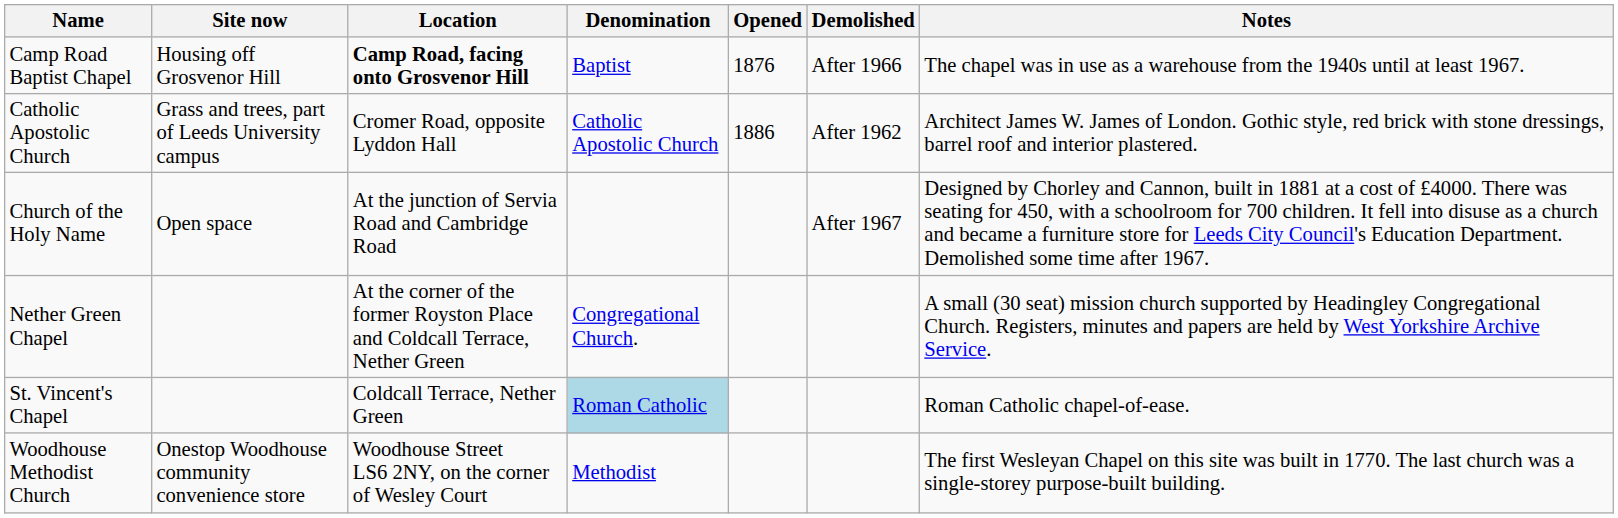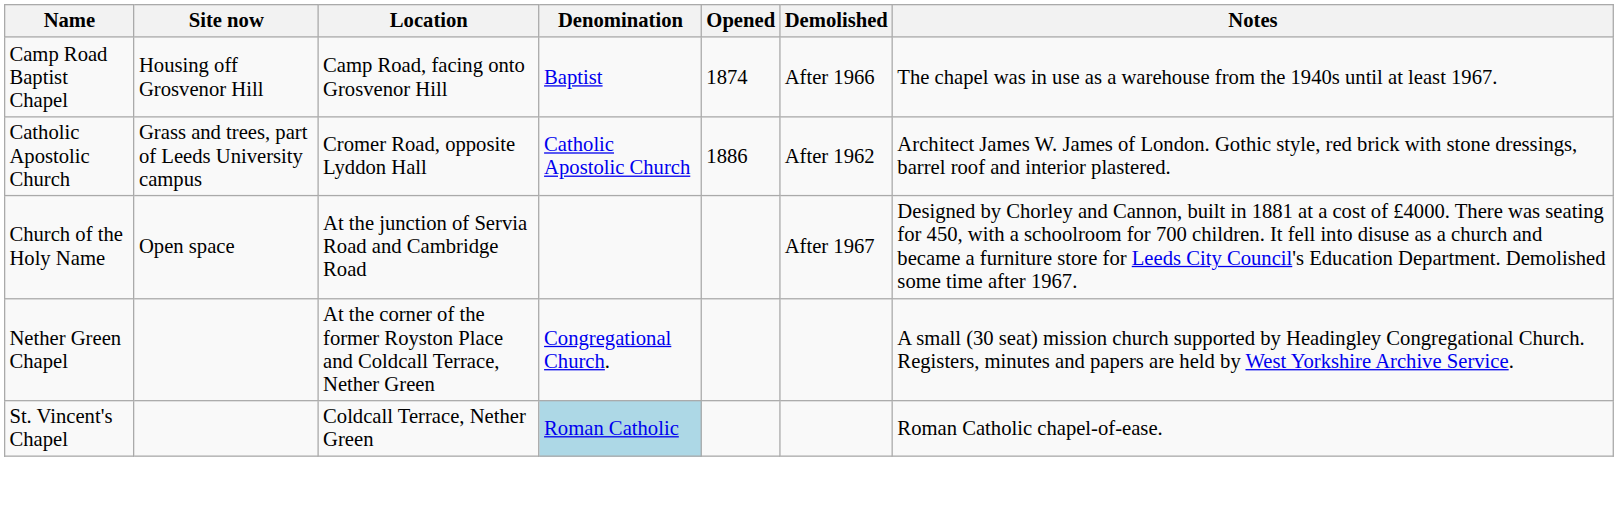(441, 65) bold -> (424, 76) normal
(754, 65) 1876 -> (727, 76) 1874
- row: (58, 472)
